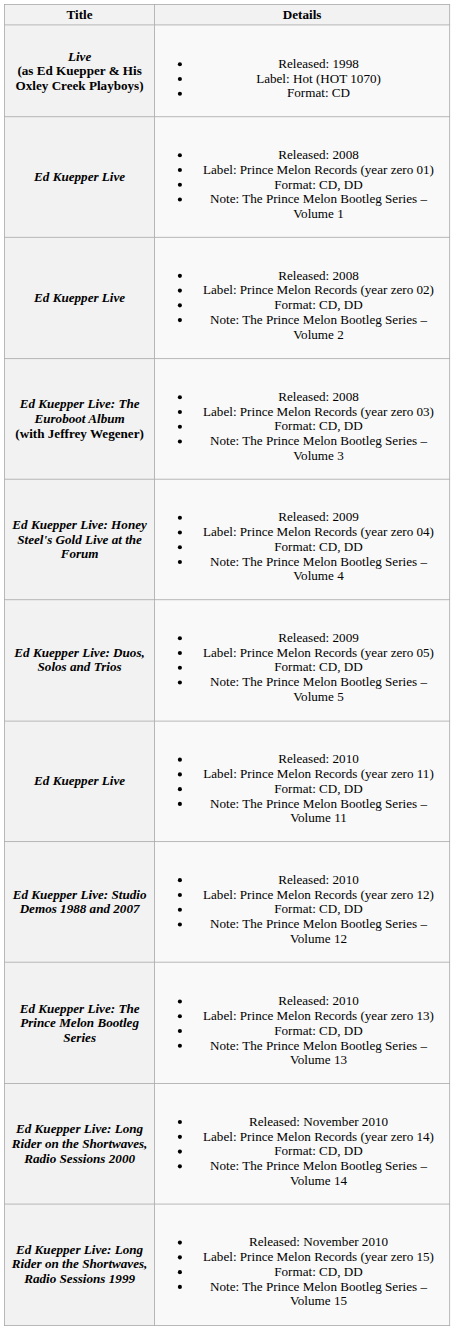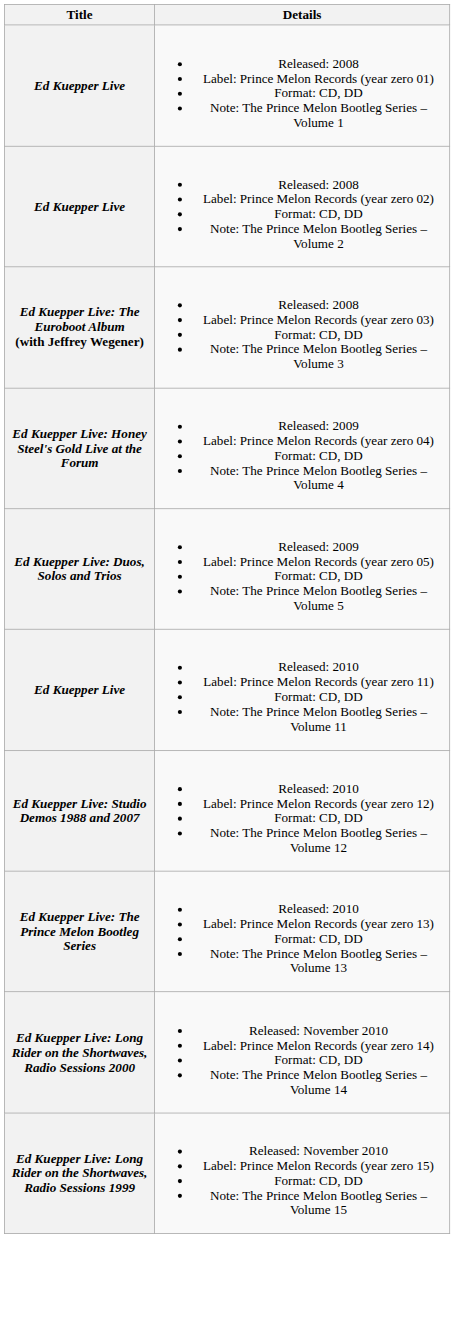- row: (302, 78)
